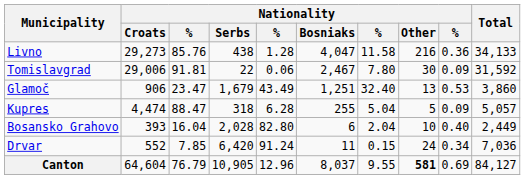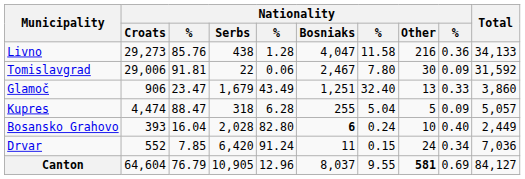(455, 89) 0.53 -> (455, 89) 0.33
(352, 127) normal -> (352, 127) bold
(382, 127) 2.04 -> (382, 127) 0.24
